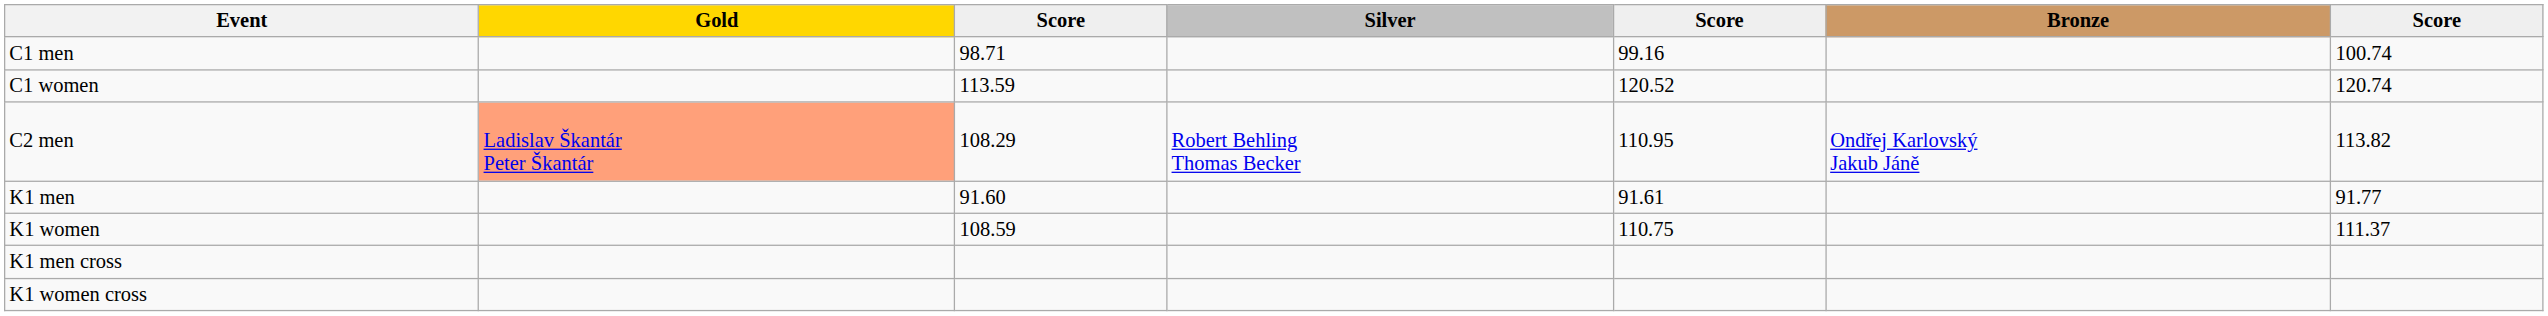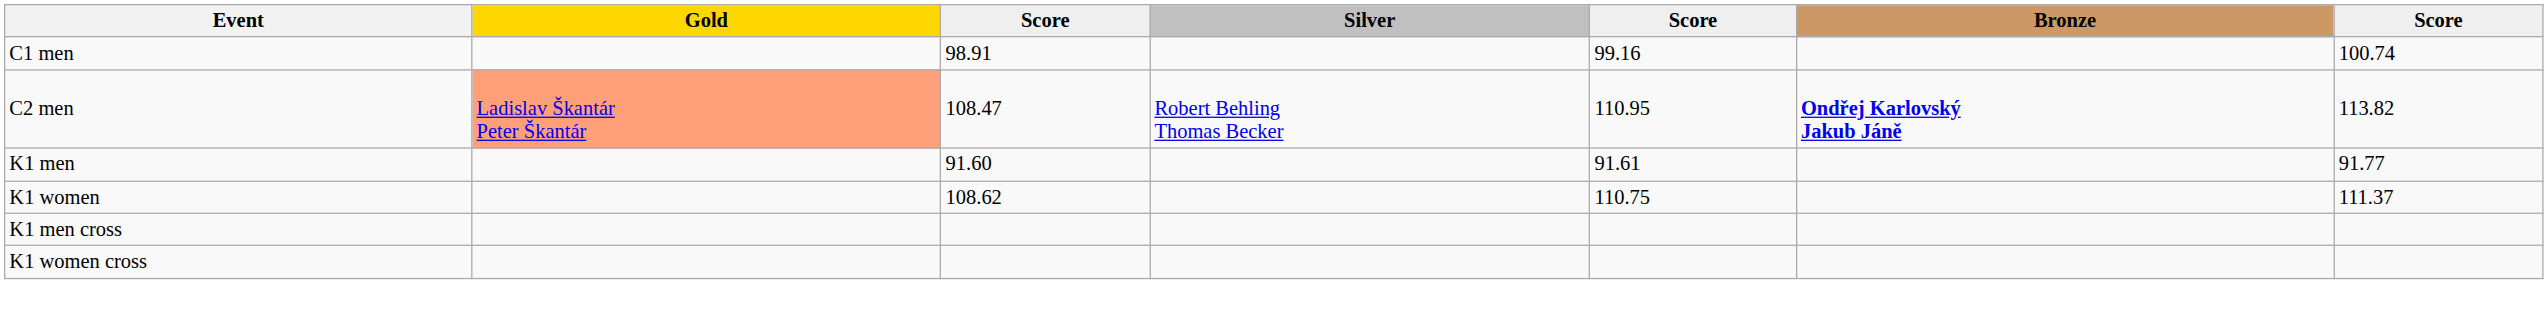(983, 53) 98.71 -> (969, 53) 98.91
- row: (54, 85)
(988, 141) 108.29 -> (974, 108) 108.47
(1904, 152) normal -> (1881, 120) bold
(988, 229) 108.59 -> (974, 196) 108.62
